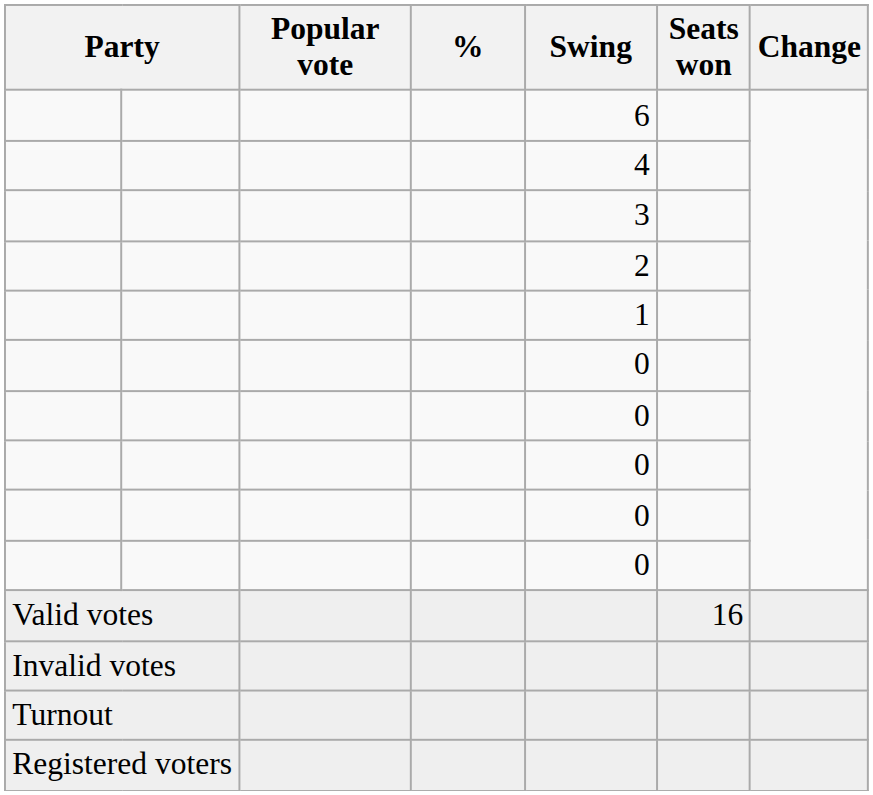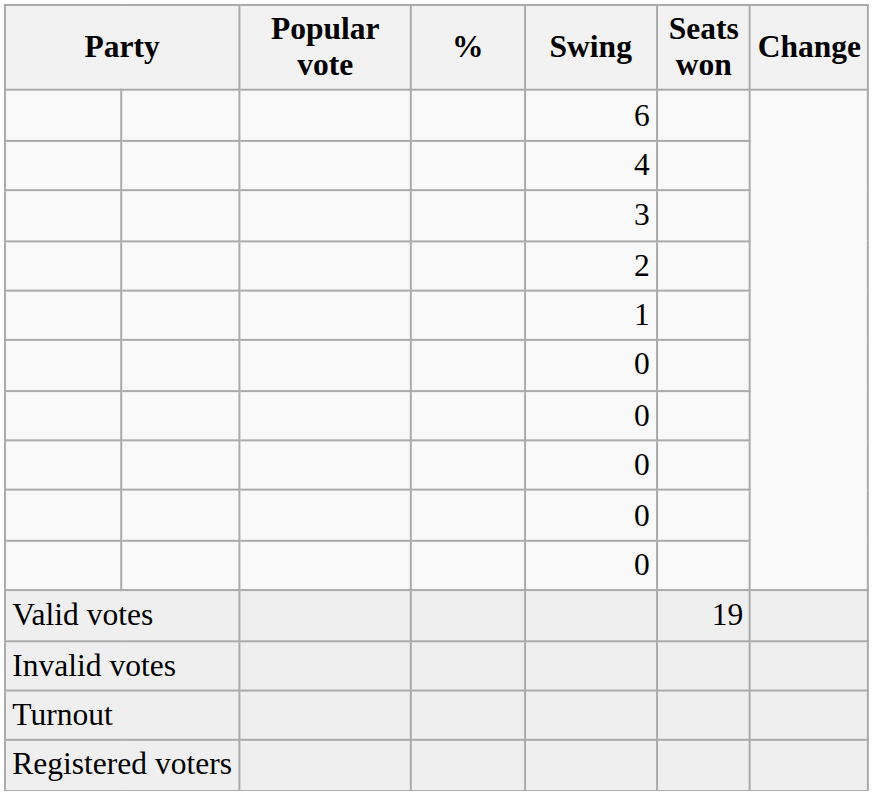(727, 614) 16 -> (727, 614) 19
